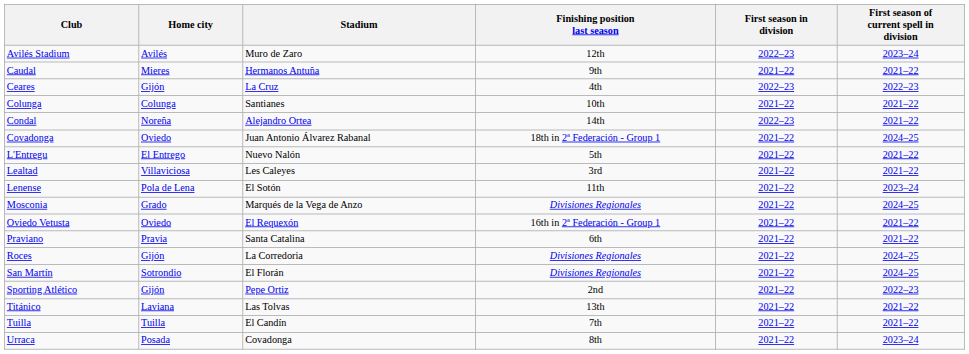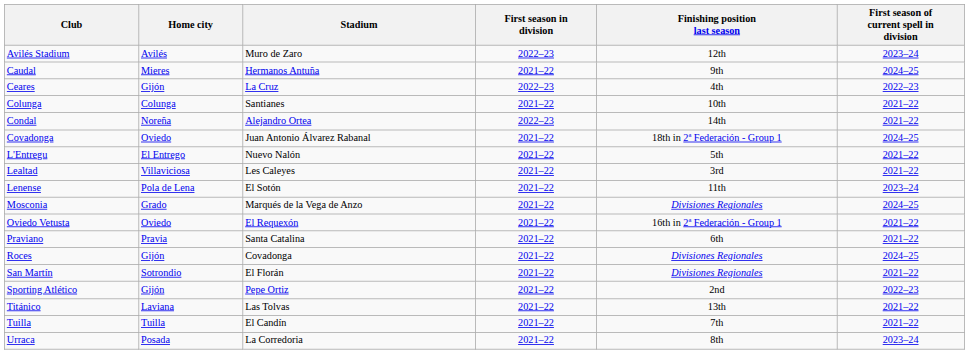columns swapped: (595, 24) <-> (776, 24)
(901, 70) 2021–22 -> (901, 70) 2024–25
(274, 256) La Corredoria -> (268, 256) Covadonga
(901, 272) 2024–25 -> (901, 272) 2021–22
(268, 340) Covadonga -> (274, 340) La Corredoria
